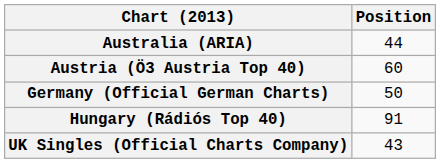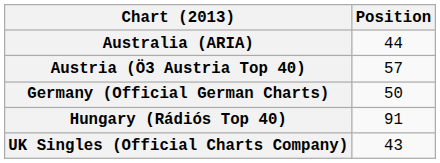(393, 69) 60 -> (393, 69) 57
